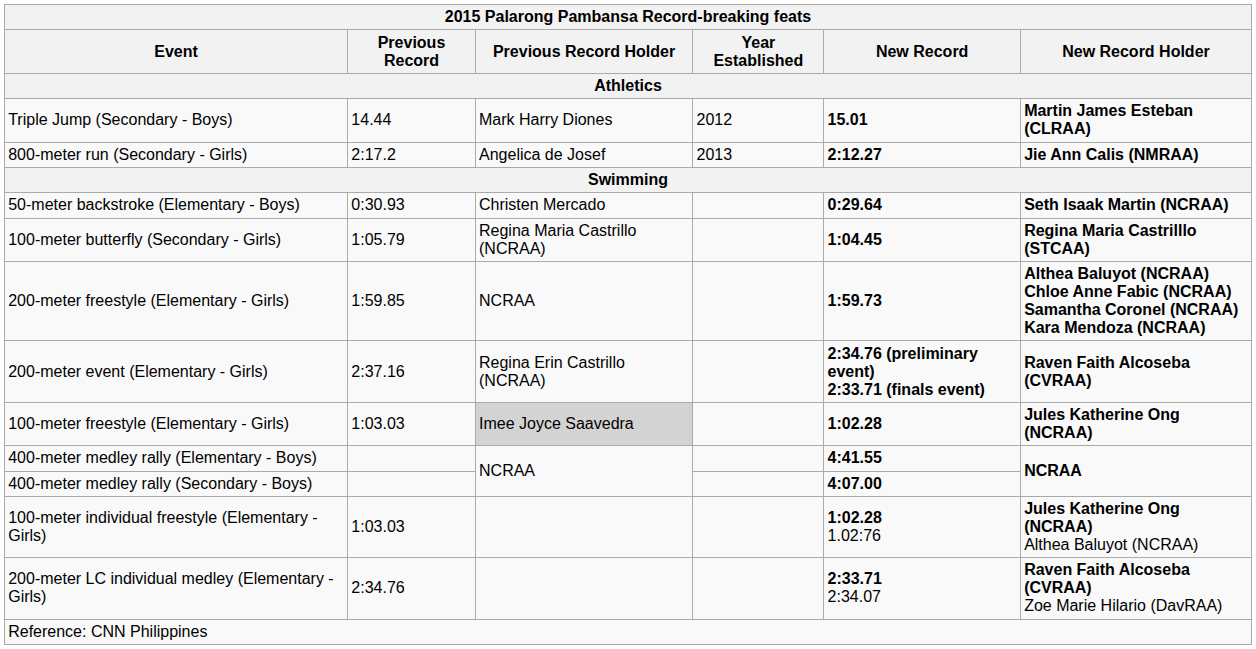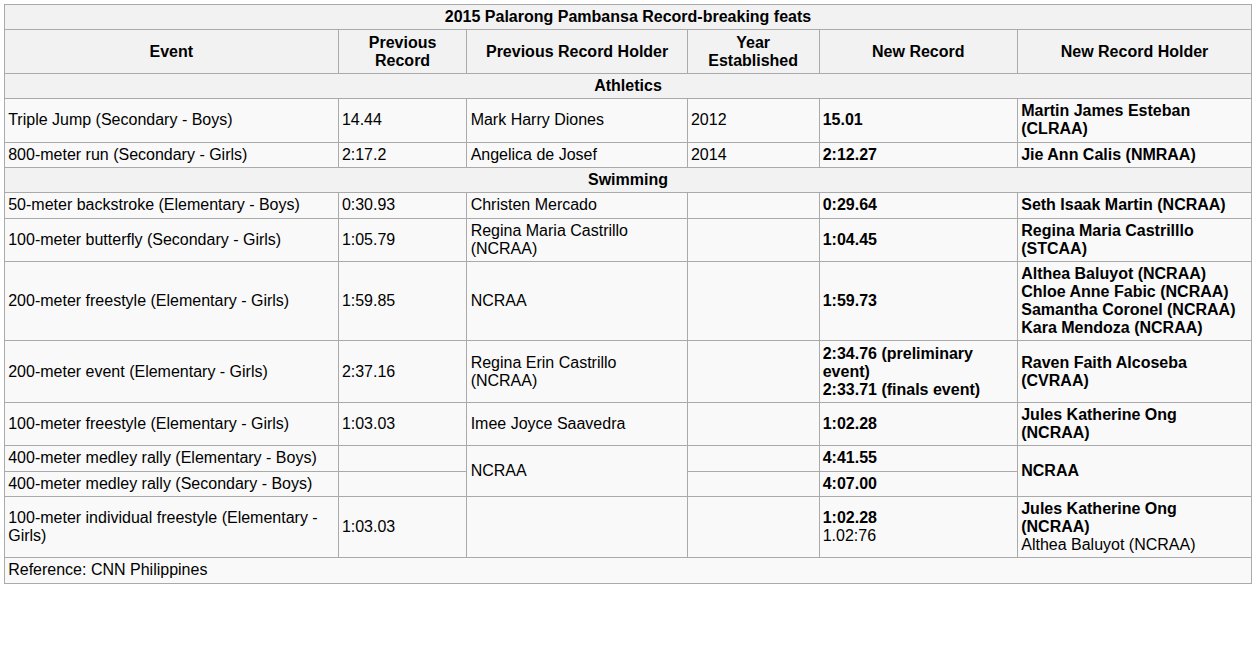(714, 154) 2013 -> (709, 154) 2014
(556, 423) lightgrey background -> (548, 423) no background
- row: (171, 588)
